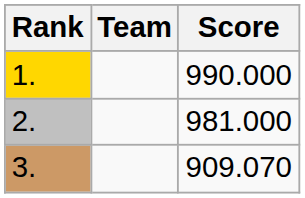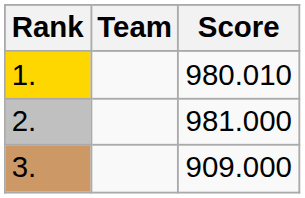(239, 74) 990.000 -> (239, 74) 980.010
(239, 167) 909.070 -> (239, 167) 909.000
